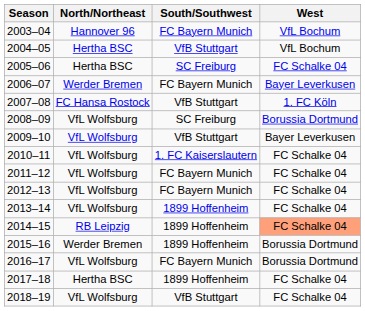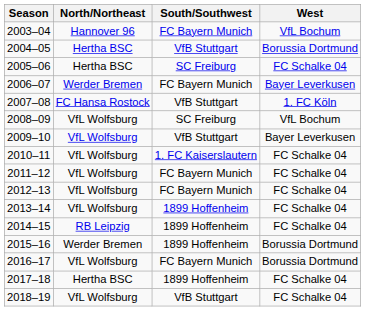(310, 48) VfL Bochum -> (310, 48) Borussia Dortmund
(310, 119) Borussia Dortmund -> (310, 119) VfL Bochum
(310, 226) lightsalmon background -> (310, 226) no background
